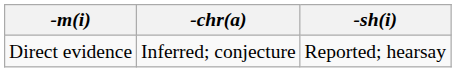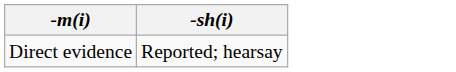- column: (218, 19)
